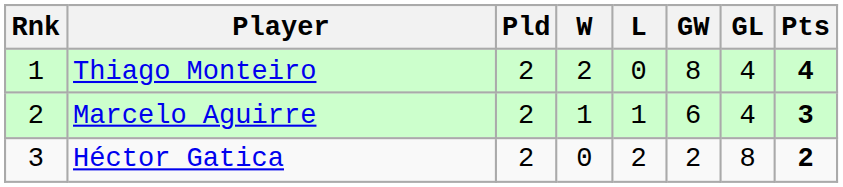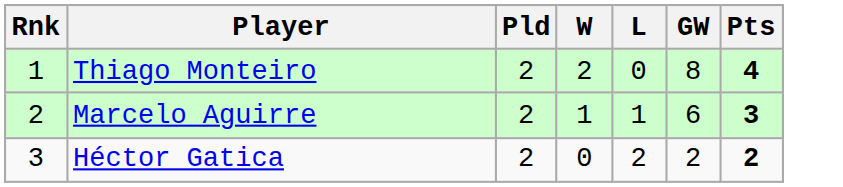- column: (748, 27)
